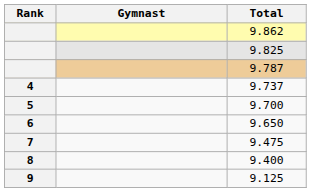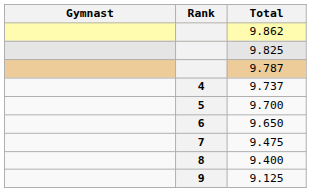columns swapped: (30, 14) <-> (141, 14)
